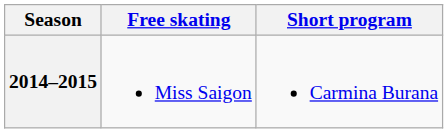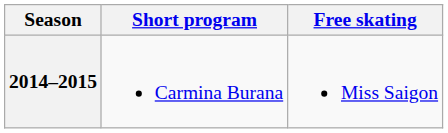columns swapped: (349, 19) <-> (179, 19)
